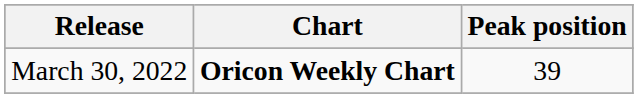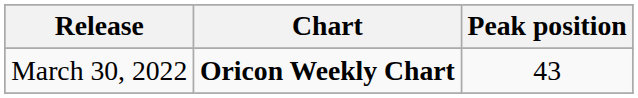(547, 70) 39 -> (547, 70) 43
